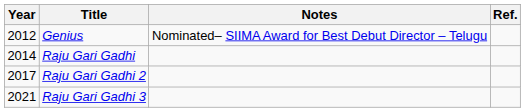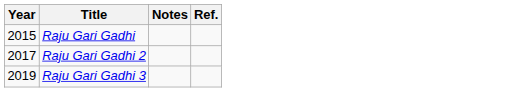- row: (63, 35)
(22, 55) 2014 -> (22, 35) 2015
(22, 96) 2021 -> (22, 76) 2019
